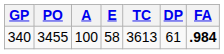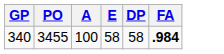- column: (142, 15)
(173, 37) 61 -> (136, 37) 58
